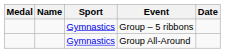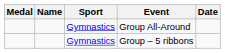rows swapped: (155, 41) <-> (156, 27)
